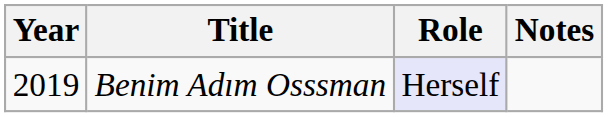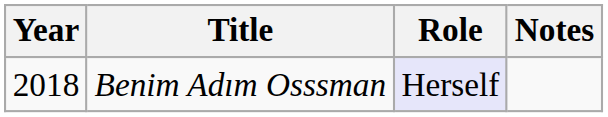(46, 83) 2019 -> (46, 83) 2018
